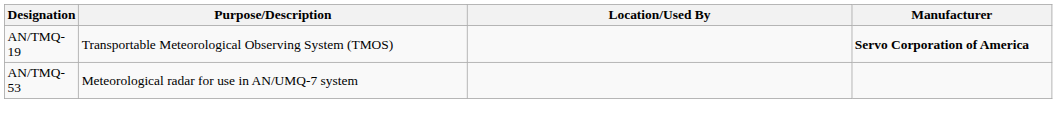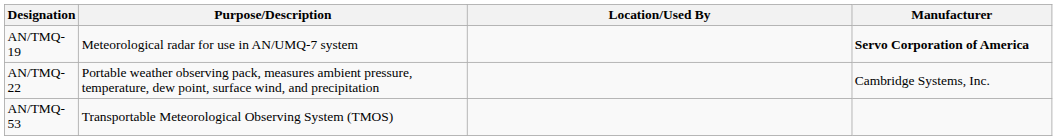(237, 44) Transportable Meteorological Observing System (TMOS) -> (220, 44) Meteorological radar for use in AN/UMQ-7 system
+ row: (36, 80)
(220, 80) Meteorological radar for use in AN/UMQ-7 system -> (237, 116) Transportable Meteorological Observing System (TMOS)
